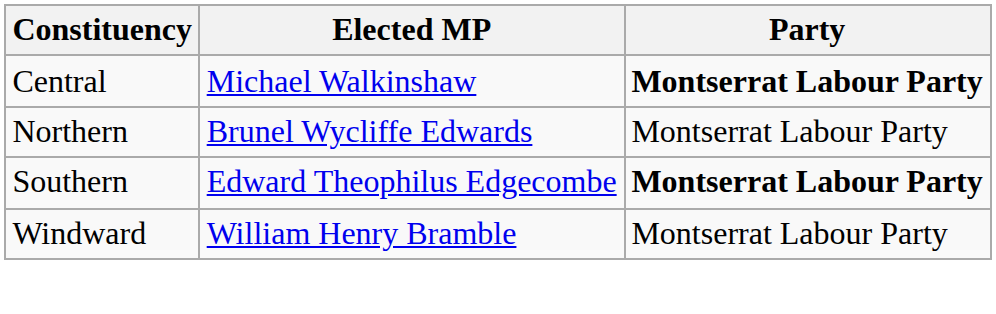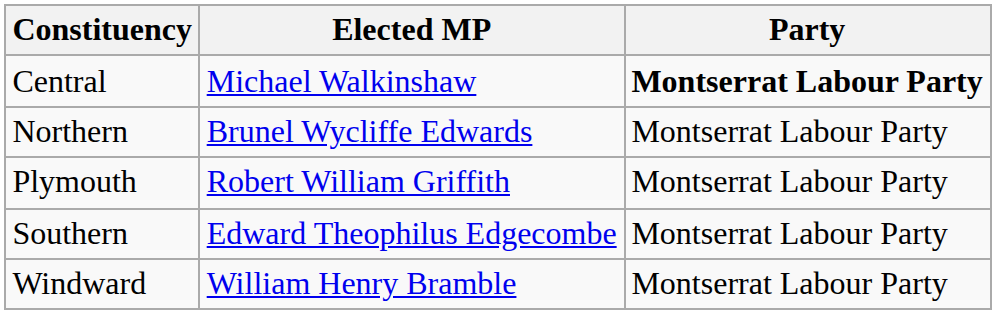+ row: (75, 182)
(807, 182) bold -> (790, 232) normal
